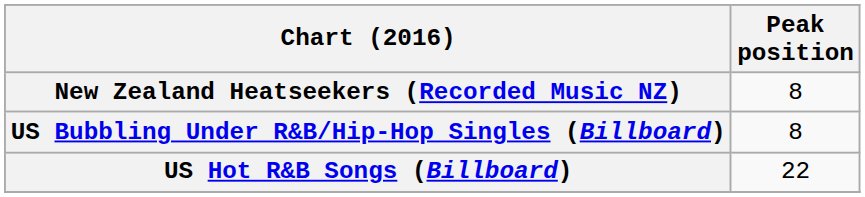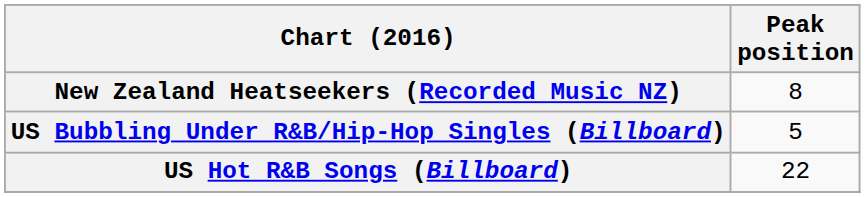(796, 132) 8 -> (796, 132) 5
